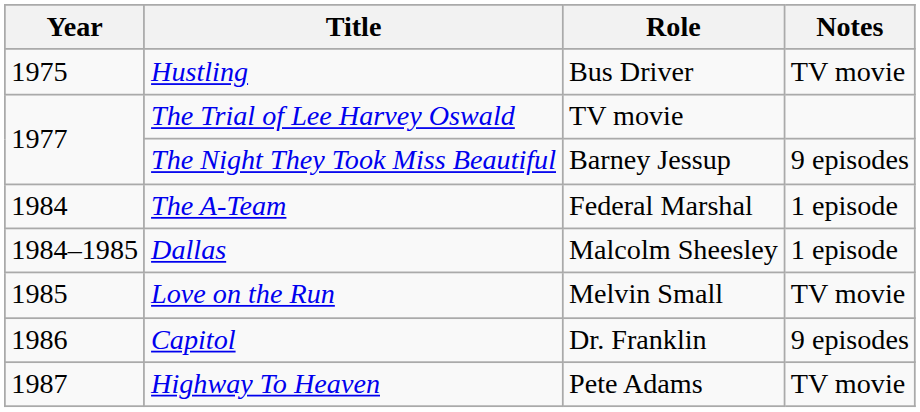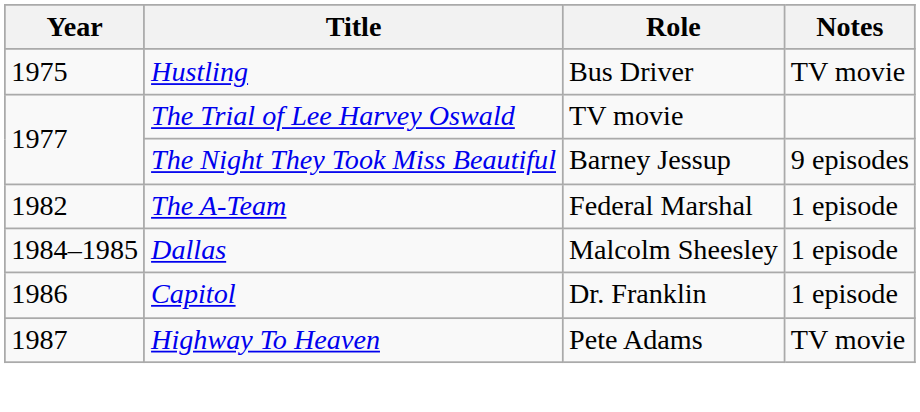(40, 205) 1984 -> (40, 205) 1982
- row: (243, 294)
(850, 339) 9 episodes -> (844, 294) 1 episode
